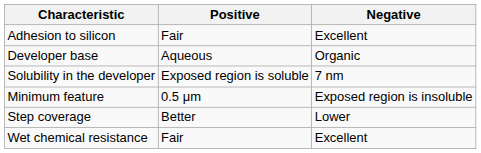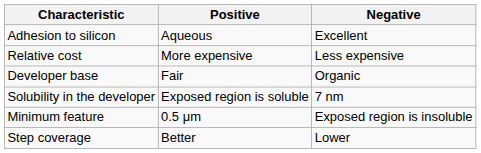(172, 35) Fair -> (187, 35) Aqueous
+ row: (44, 55)
(187, 55) Aqueous -> (172, 76) Fair
- row: (78, 138)
